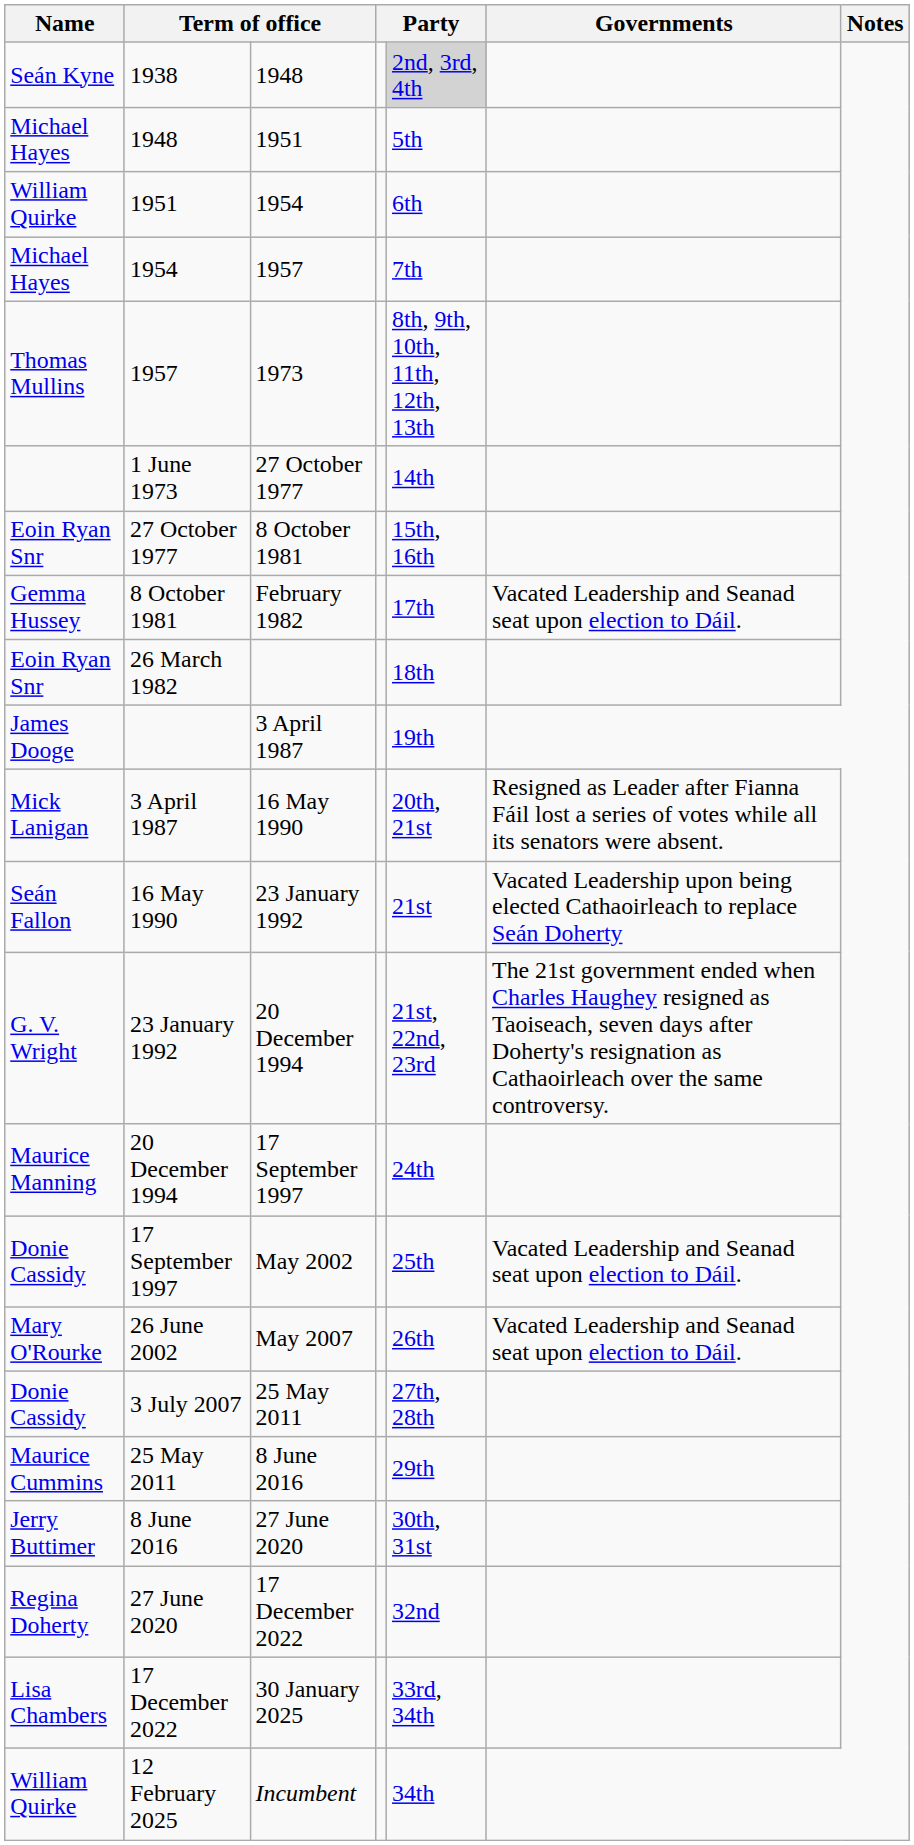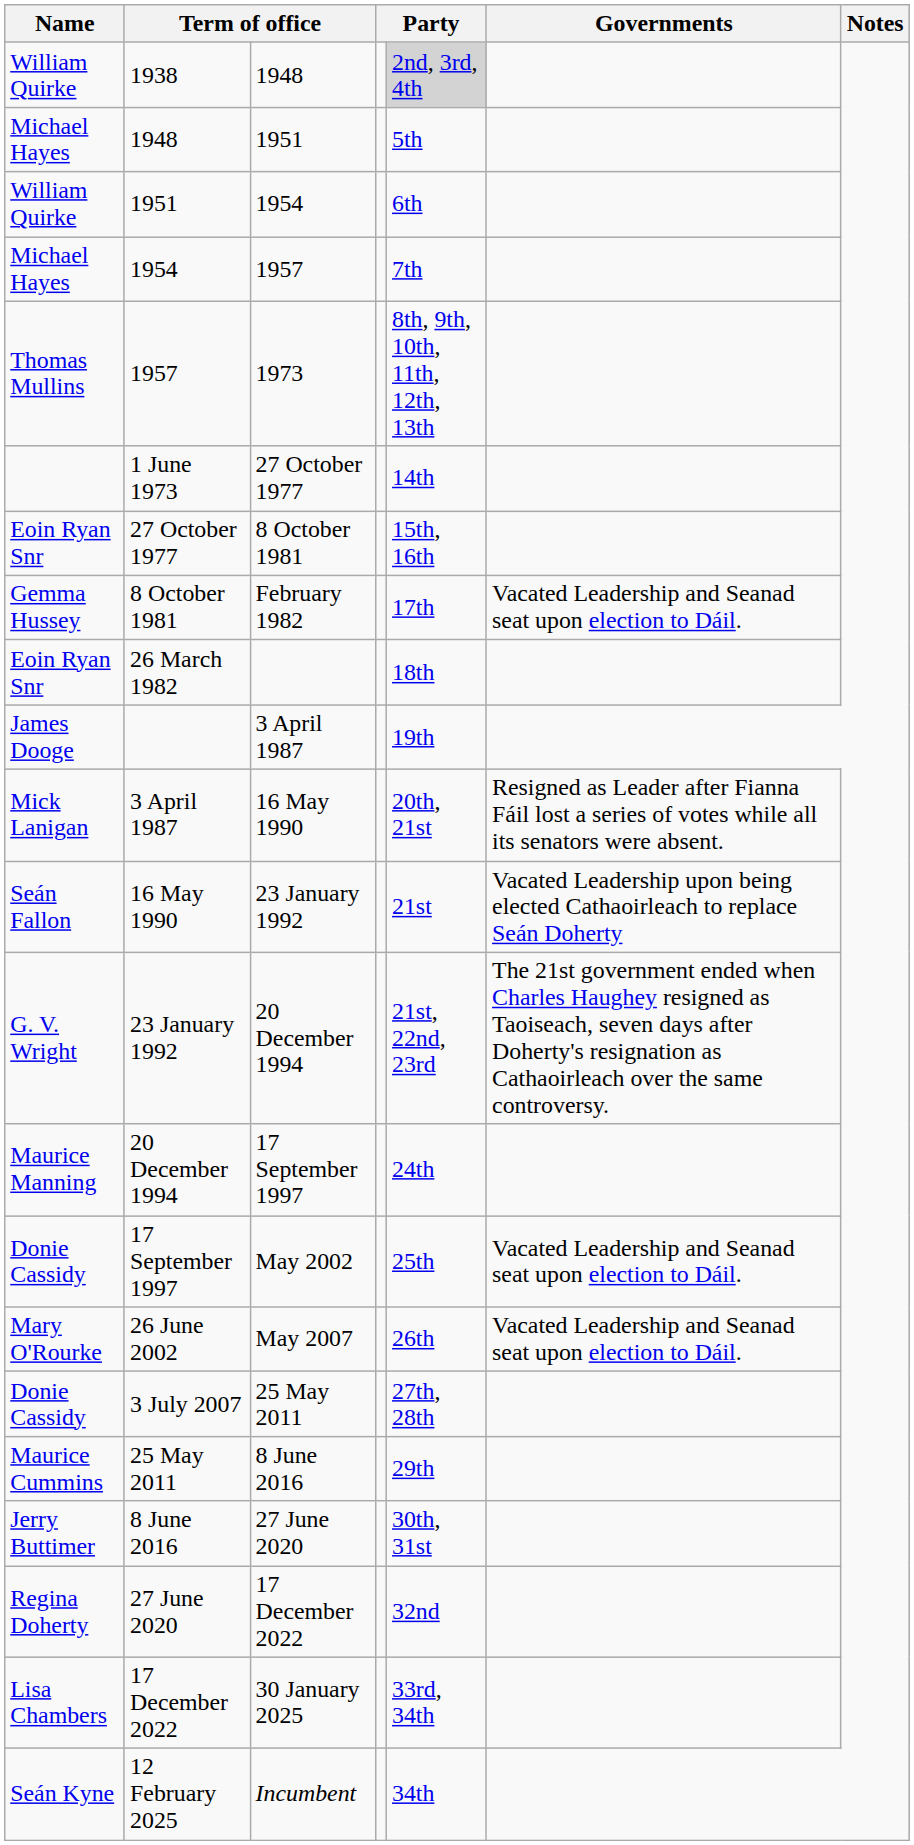(62, 74) Seán Kyne -> (49, 74) William Quirke
(49, 1793) William Quirke -> (62, 1793) Seán Kyne
